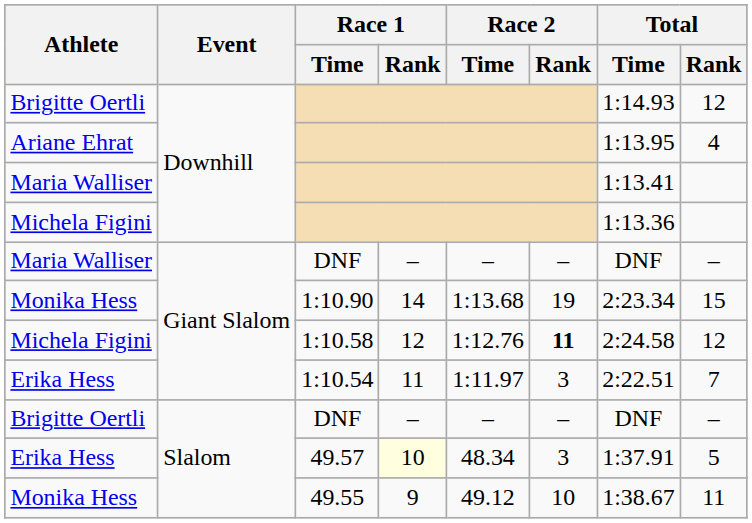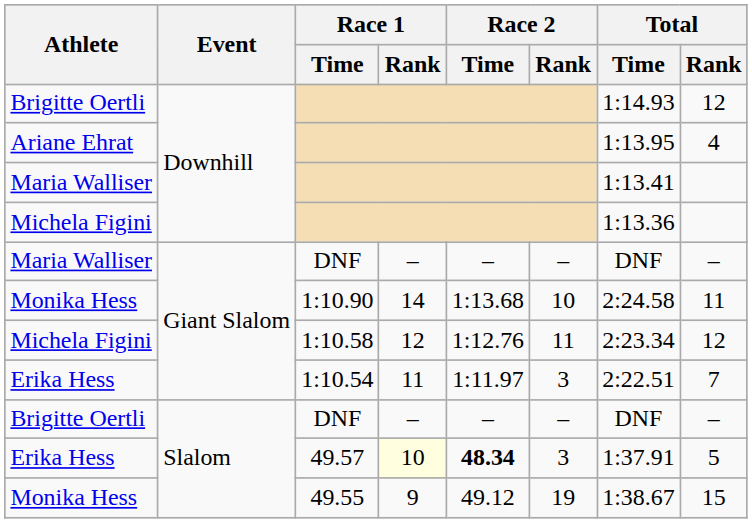(563, 300) 19 -> (563, 300) 10
(638, 300) 2:23.34 -> (638, 300) 2:24.58
(714, 300) 15 -> (714, 300) 11
(563, 340) bold -> (563, 340) normal
(638, 340) 2:24.58 -> (638, 340) 2:23.34
(488, 458) normal -> (488, 458) bold
(563, 497) 10 -> (563, 497) 19
(714, 497) 11 -> (714, 497) 15
